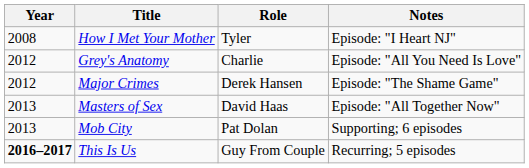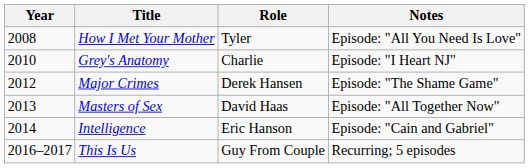(394, 38) Episode: "I Heart NJ" -> (426, 38) Episode: "All You Need Is Love"
(22, 60) 2012 -> (22, 60) 2010
(426, 60) Episode: "All You Need Is Love" -> (394, 60) Episode: "I Heart NJ"
- row: (105, 128)
+ row: (112, 128)
(40, 151) bold -> (40, 151) normal
